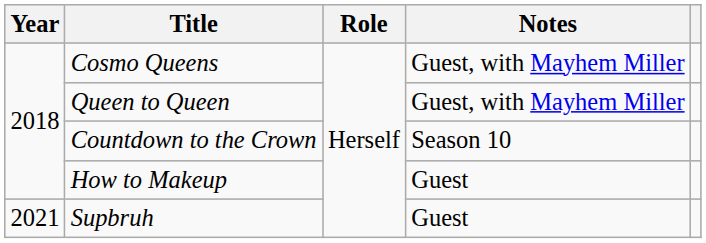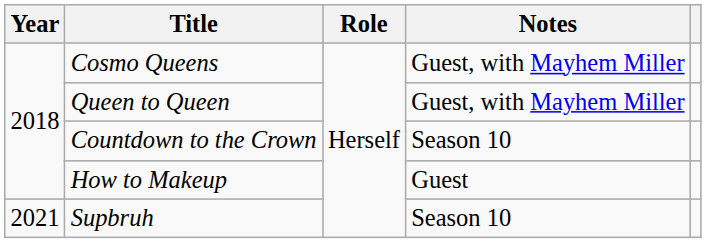(440, 218) Guest -> (461, 218) Season 10
